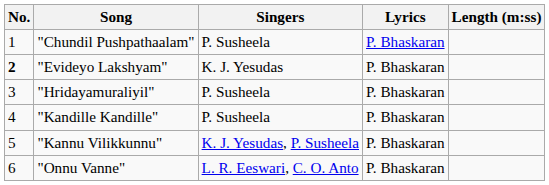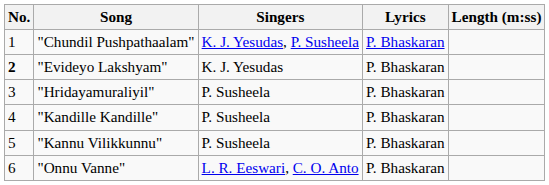(236, 42) P. Susheela -> (280, 42) K. J. Yesudas, P. Susheela
(280, 142) K. J. Yesudas, P. Susheela -> (236, 142) P. Susheela
